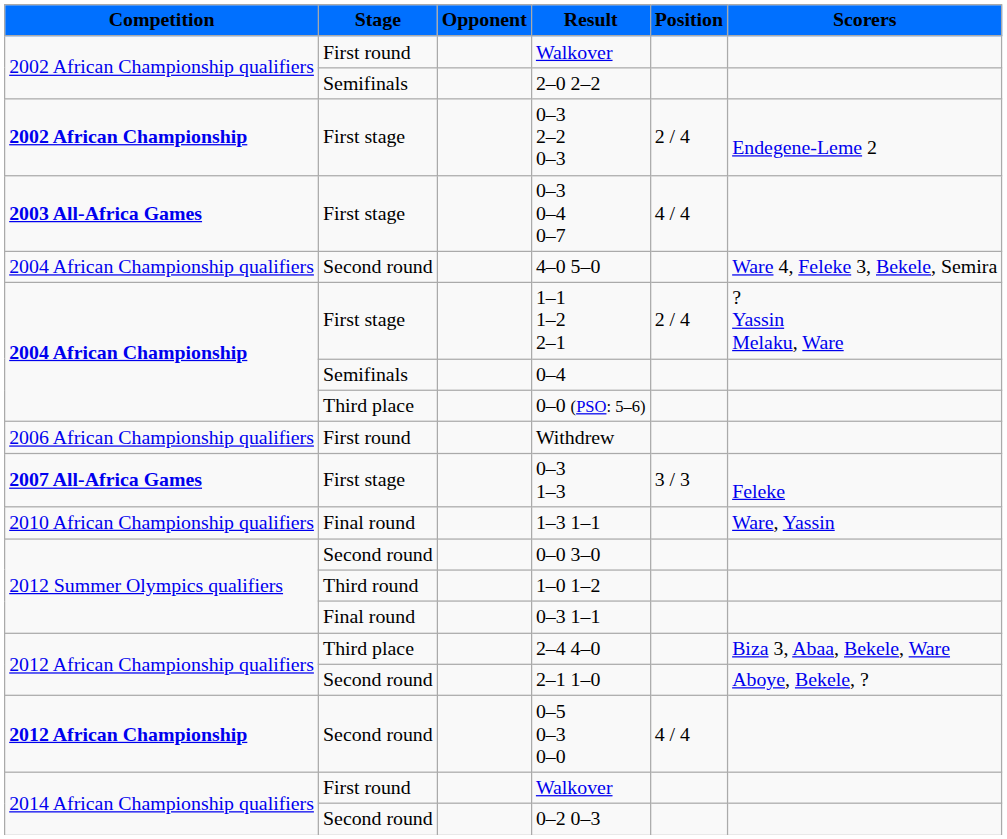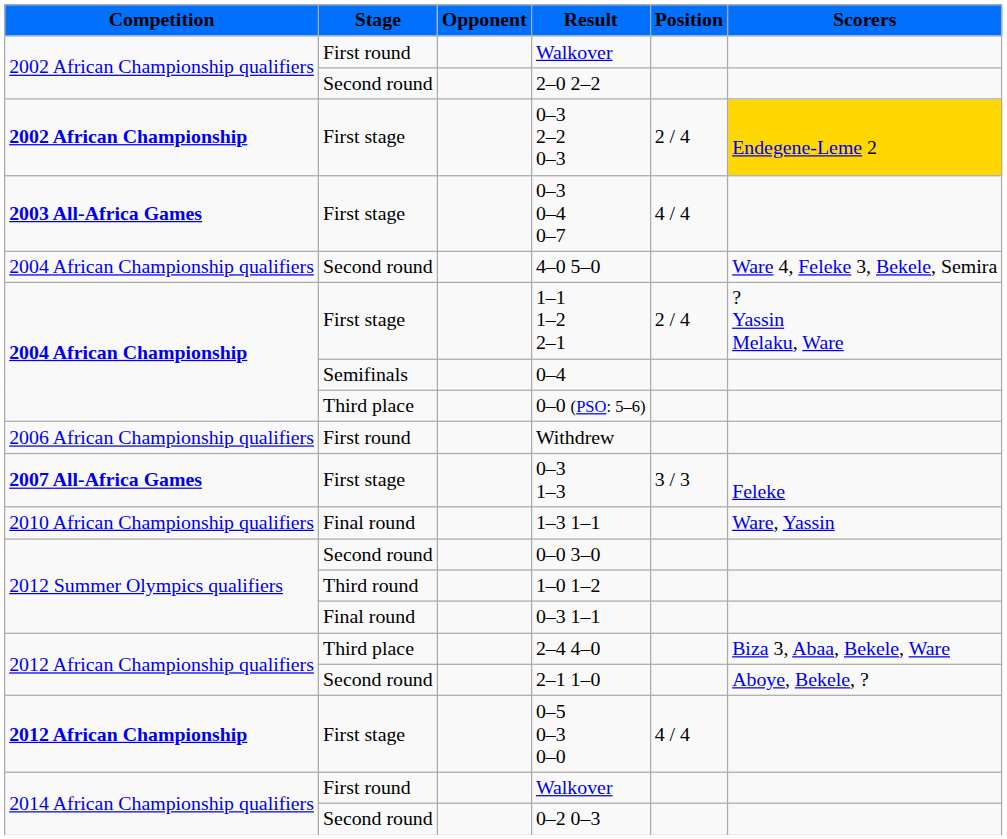(365, 83) Semifinals -> (378, 83) Second round
(805, 148) no background -> (805, 148) gold background
(378, 733) Second round -> (364, 733) First stage
